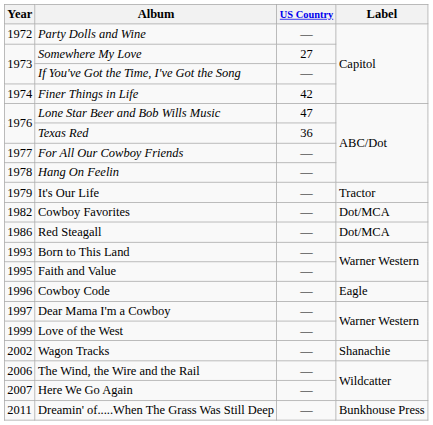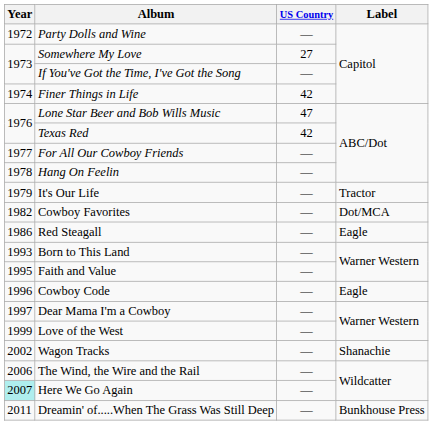(307, 133) 36 -> (307, 133) 42
(364, 232) Dot/MCA -> (353, 232) Eagle
(20, 390) no background -> (20, 390) paleturquoise background
